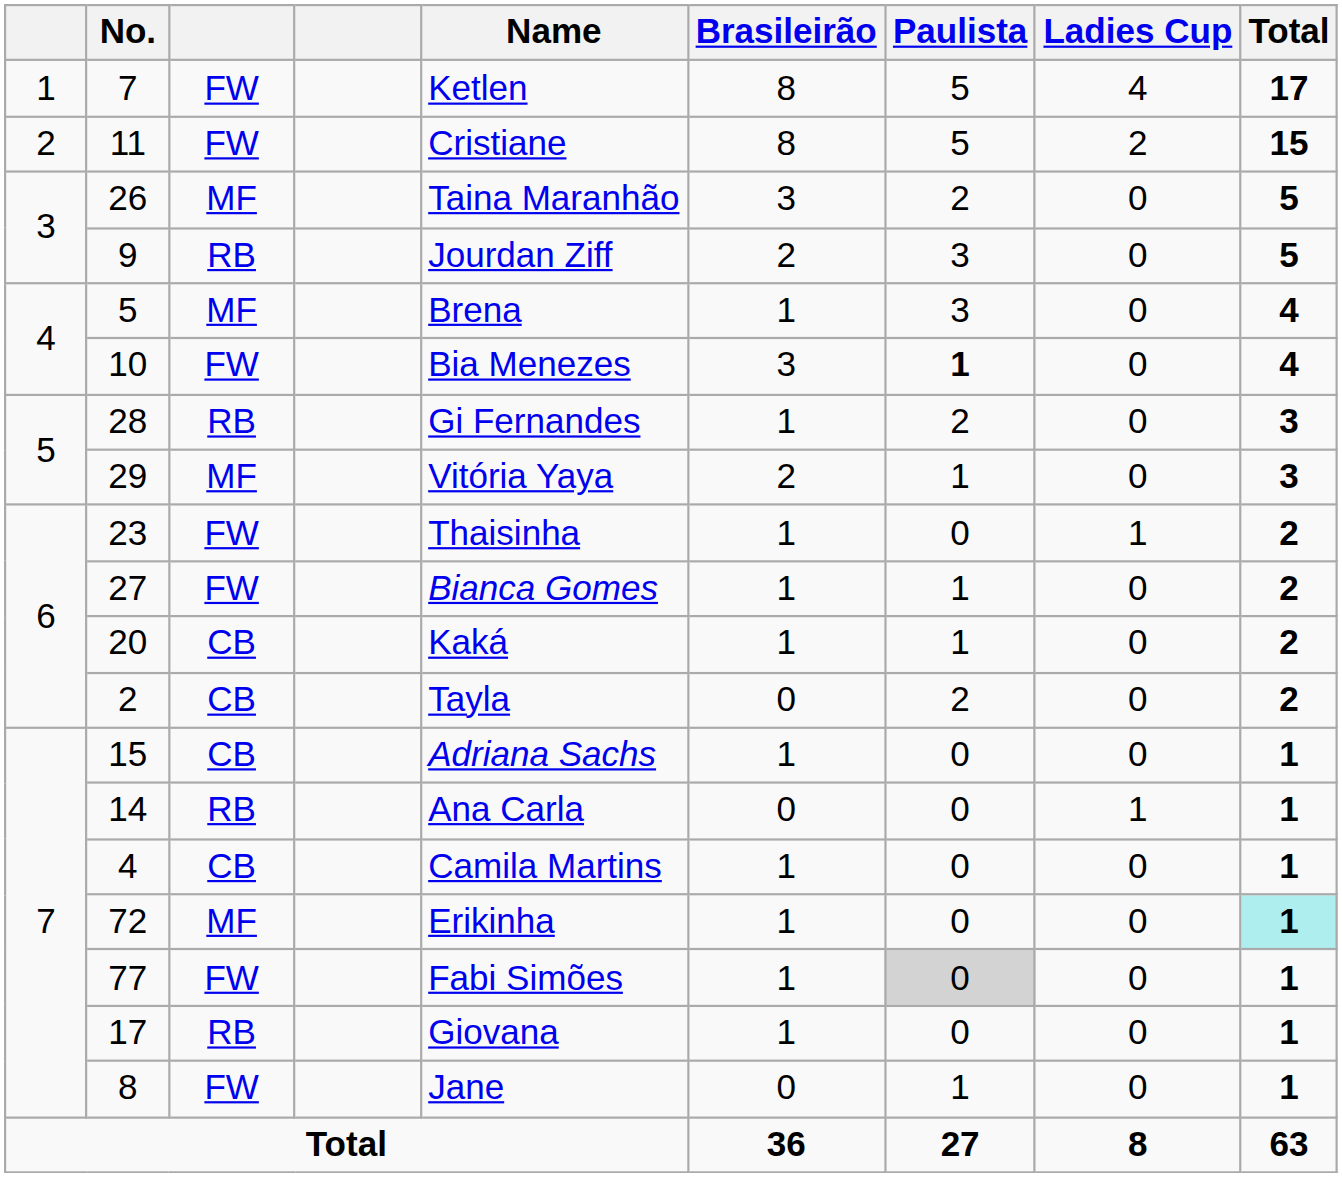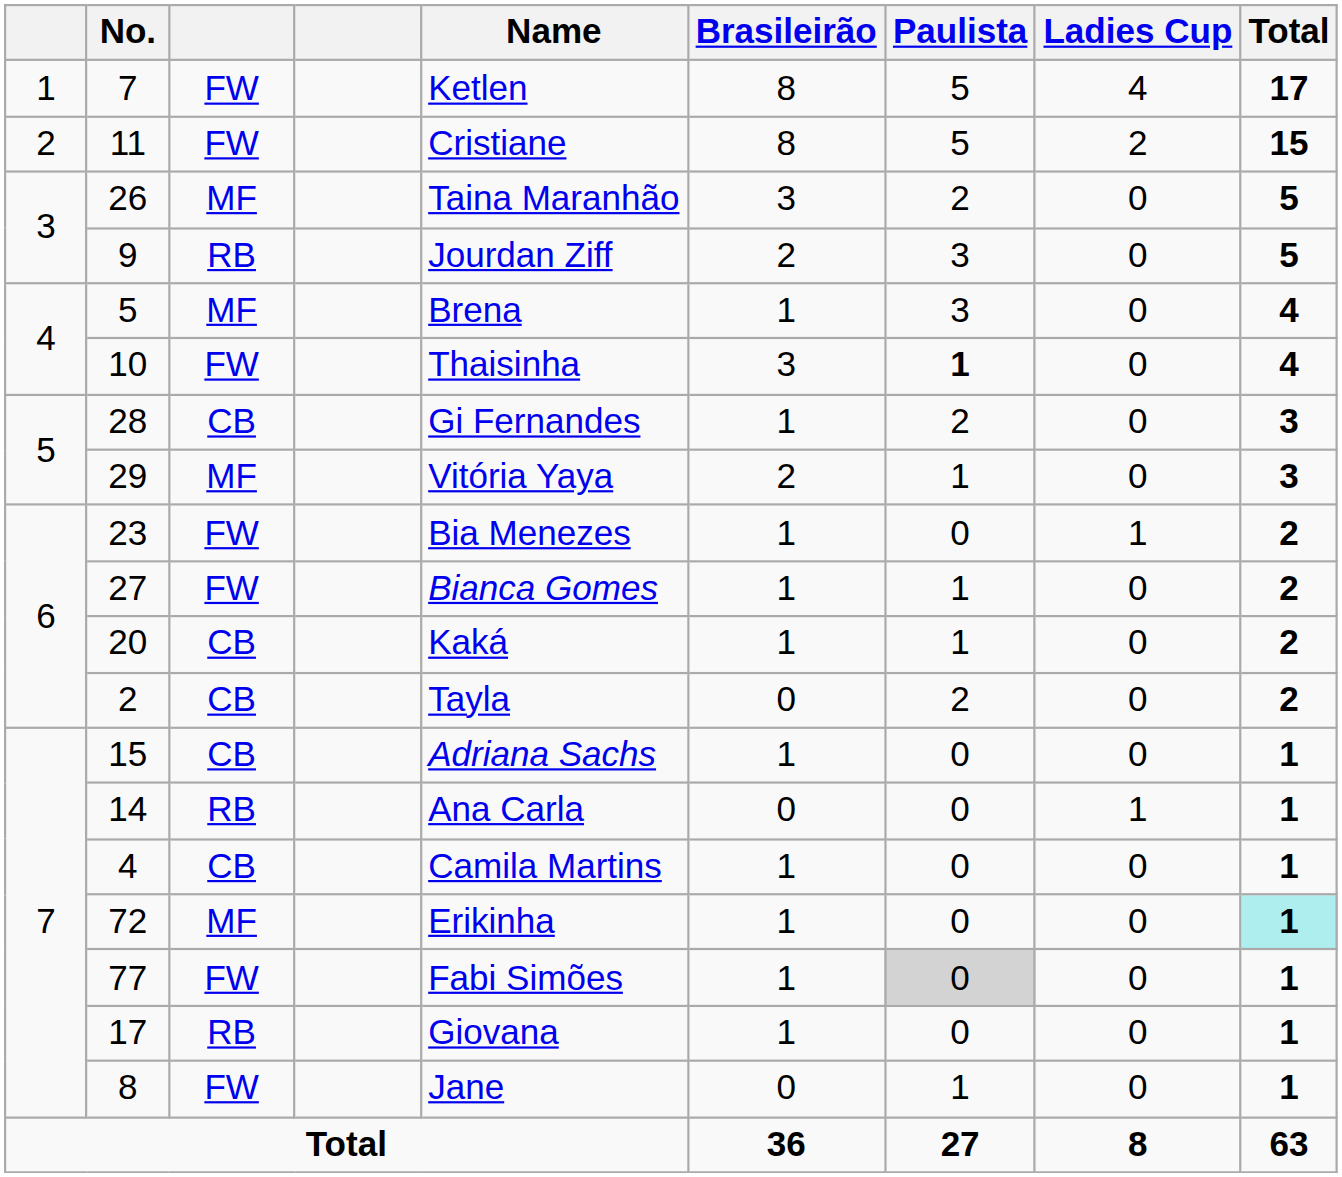(529, 365) Bia Menezes -> (504, 365) Thaisinha
(232, 421) RB -> (232, 421) CB
(504, 532) Thaisinha -> (529, 532) Bia Menezes
